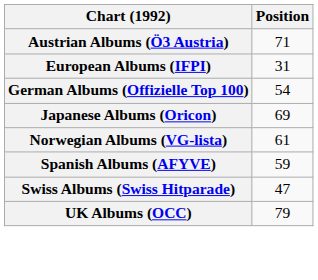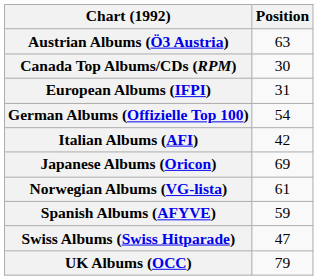(283, 41) 71 -> (283, 41) 63
+ row: (128, 66)
+ row: (128, 139)
